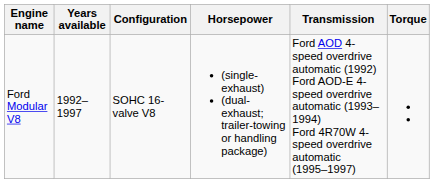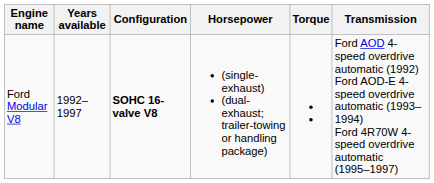columns swapped: (408, 19) <-> (338, 19)
(138, 106) normal -> (138, 106) bold
